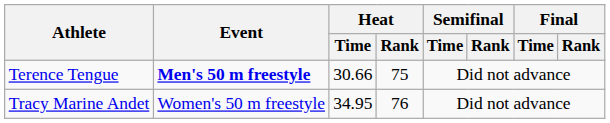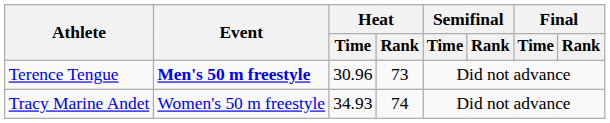(353, 75) 30.66 -> (353, 75) 30.96
(400, 75) 75 -> (400, 75) 73
(353, 103) 34.95 -> (353, 103) 34.93
(400, 103) 76 -> (400, 103) 74
